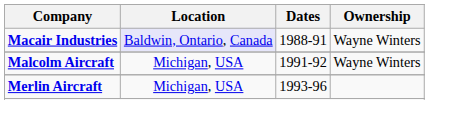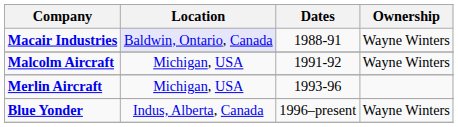+ row: (45, 110)
